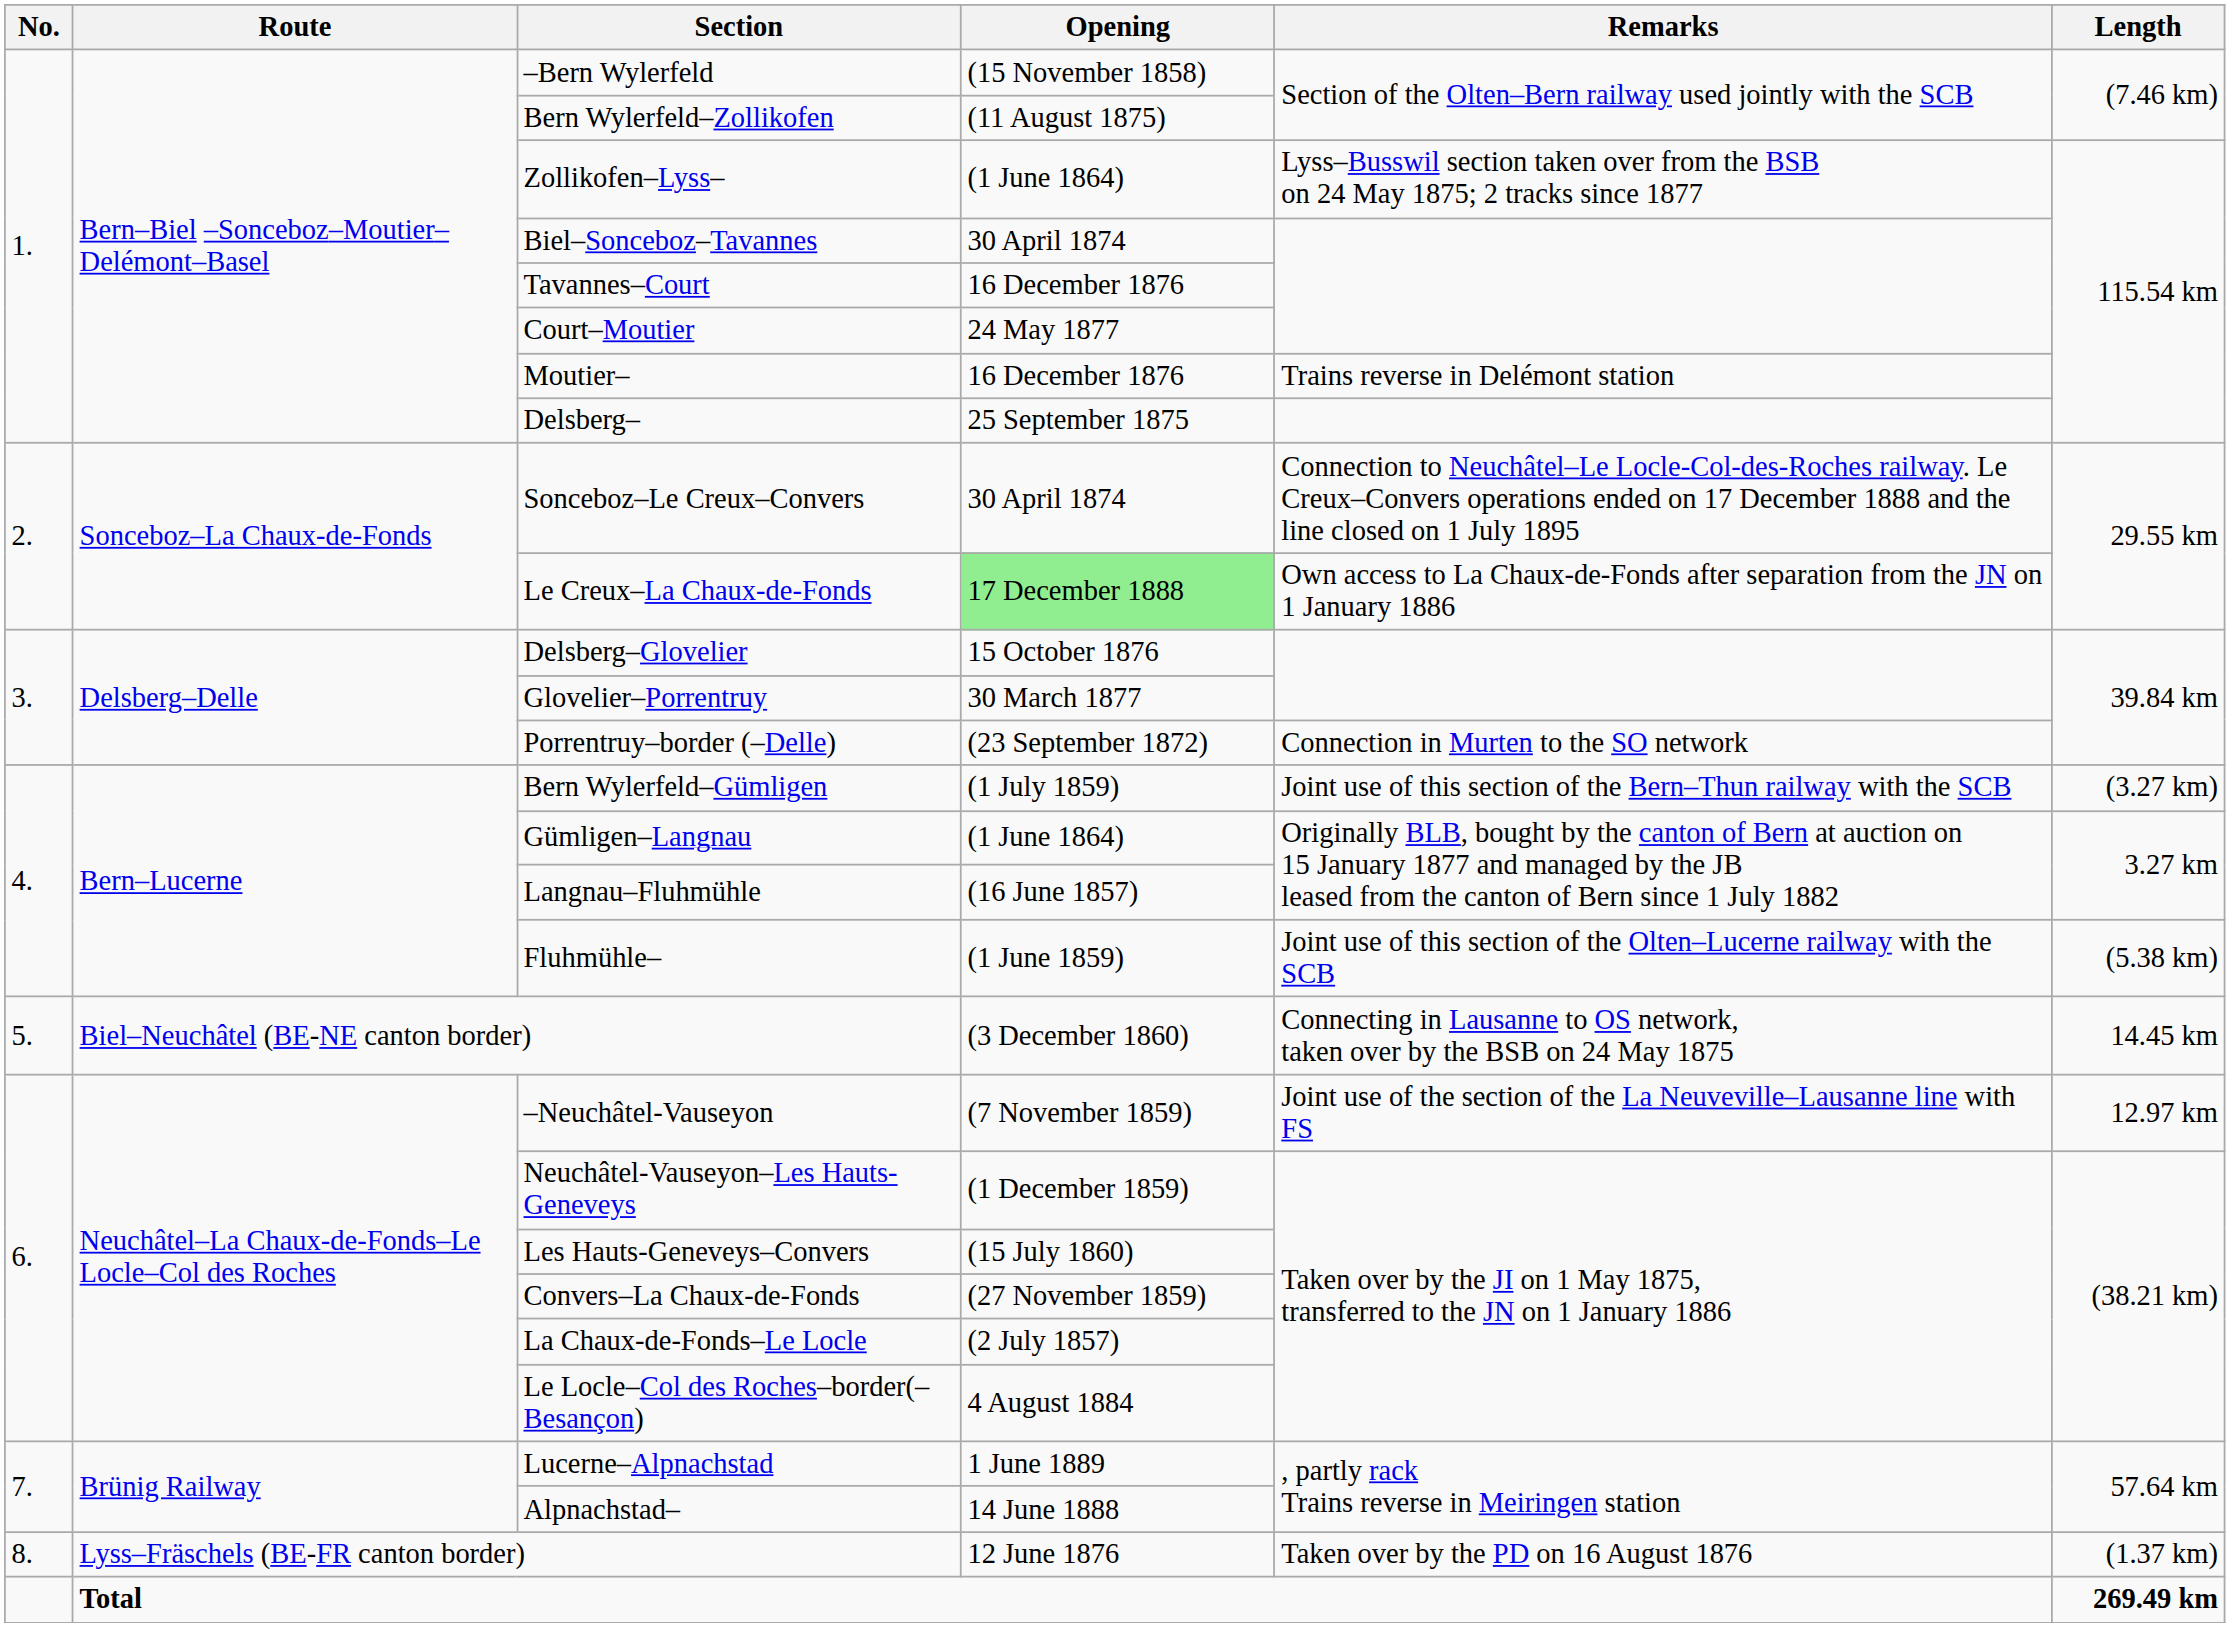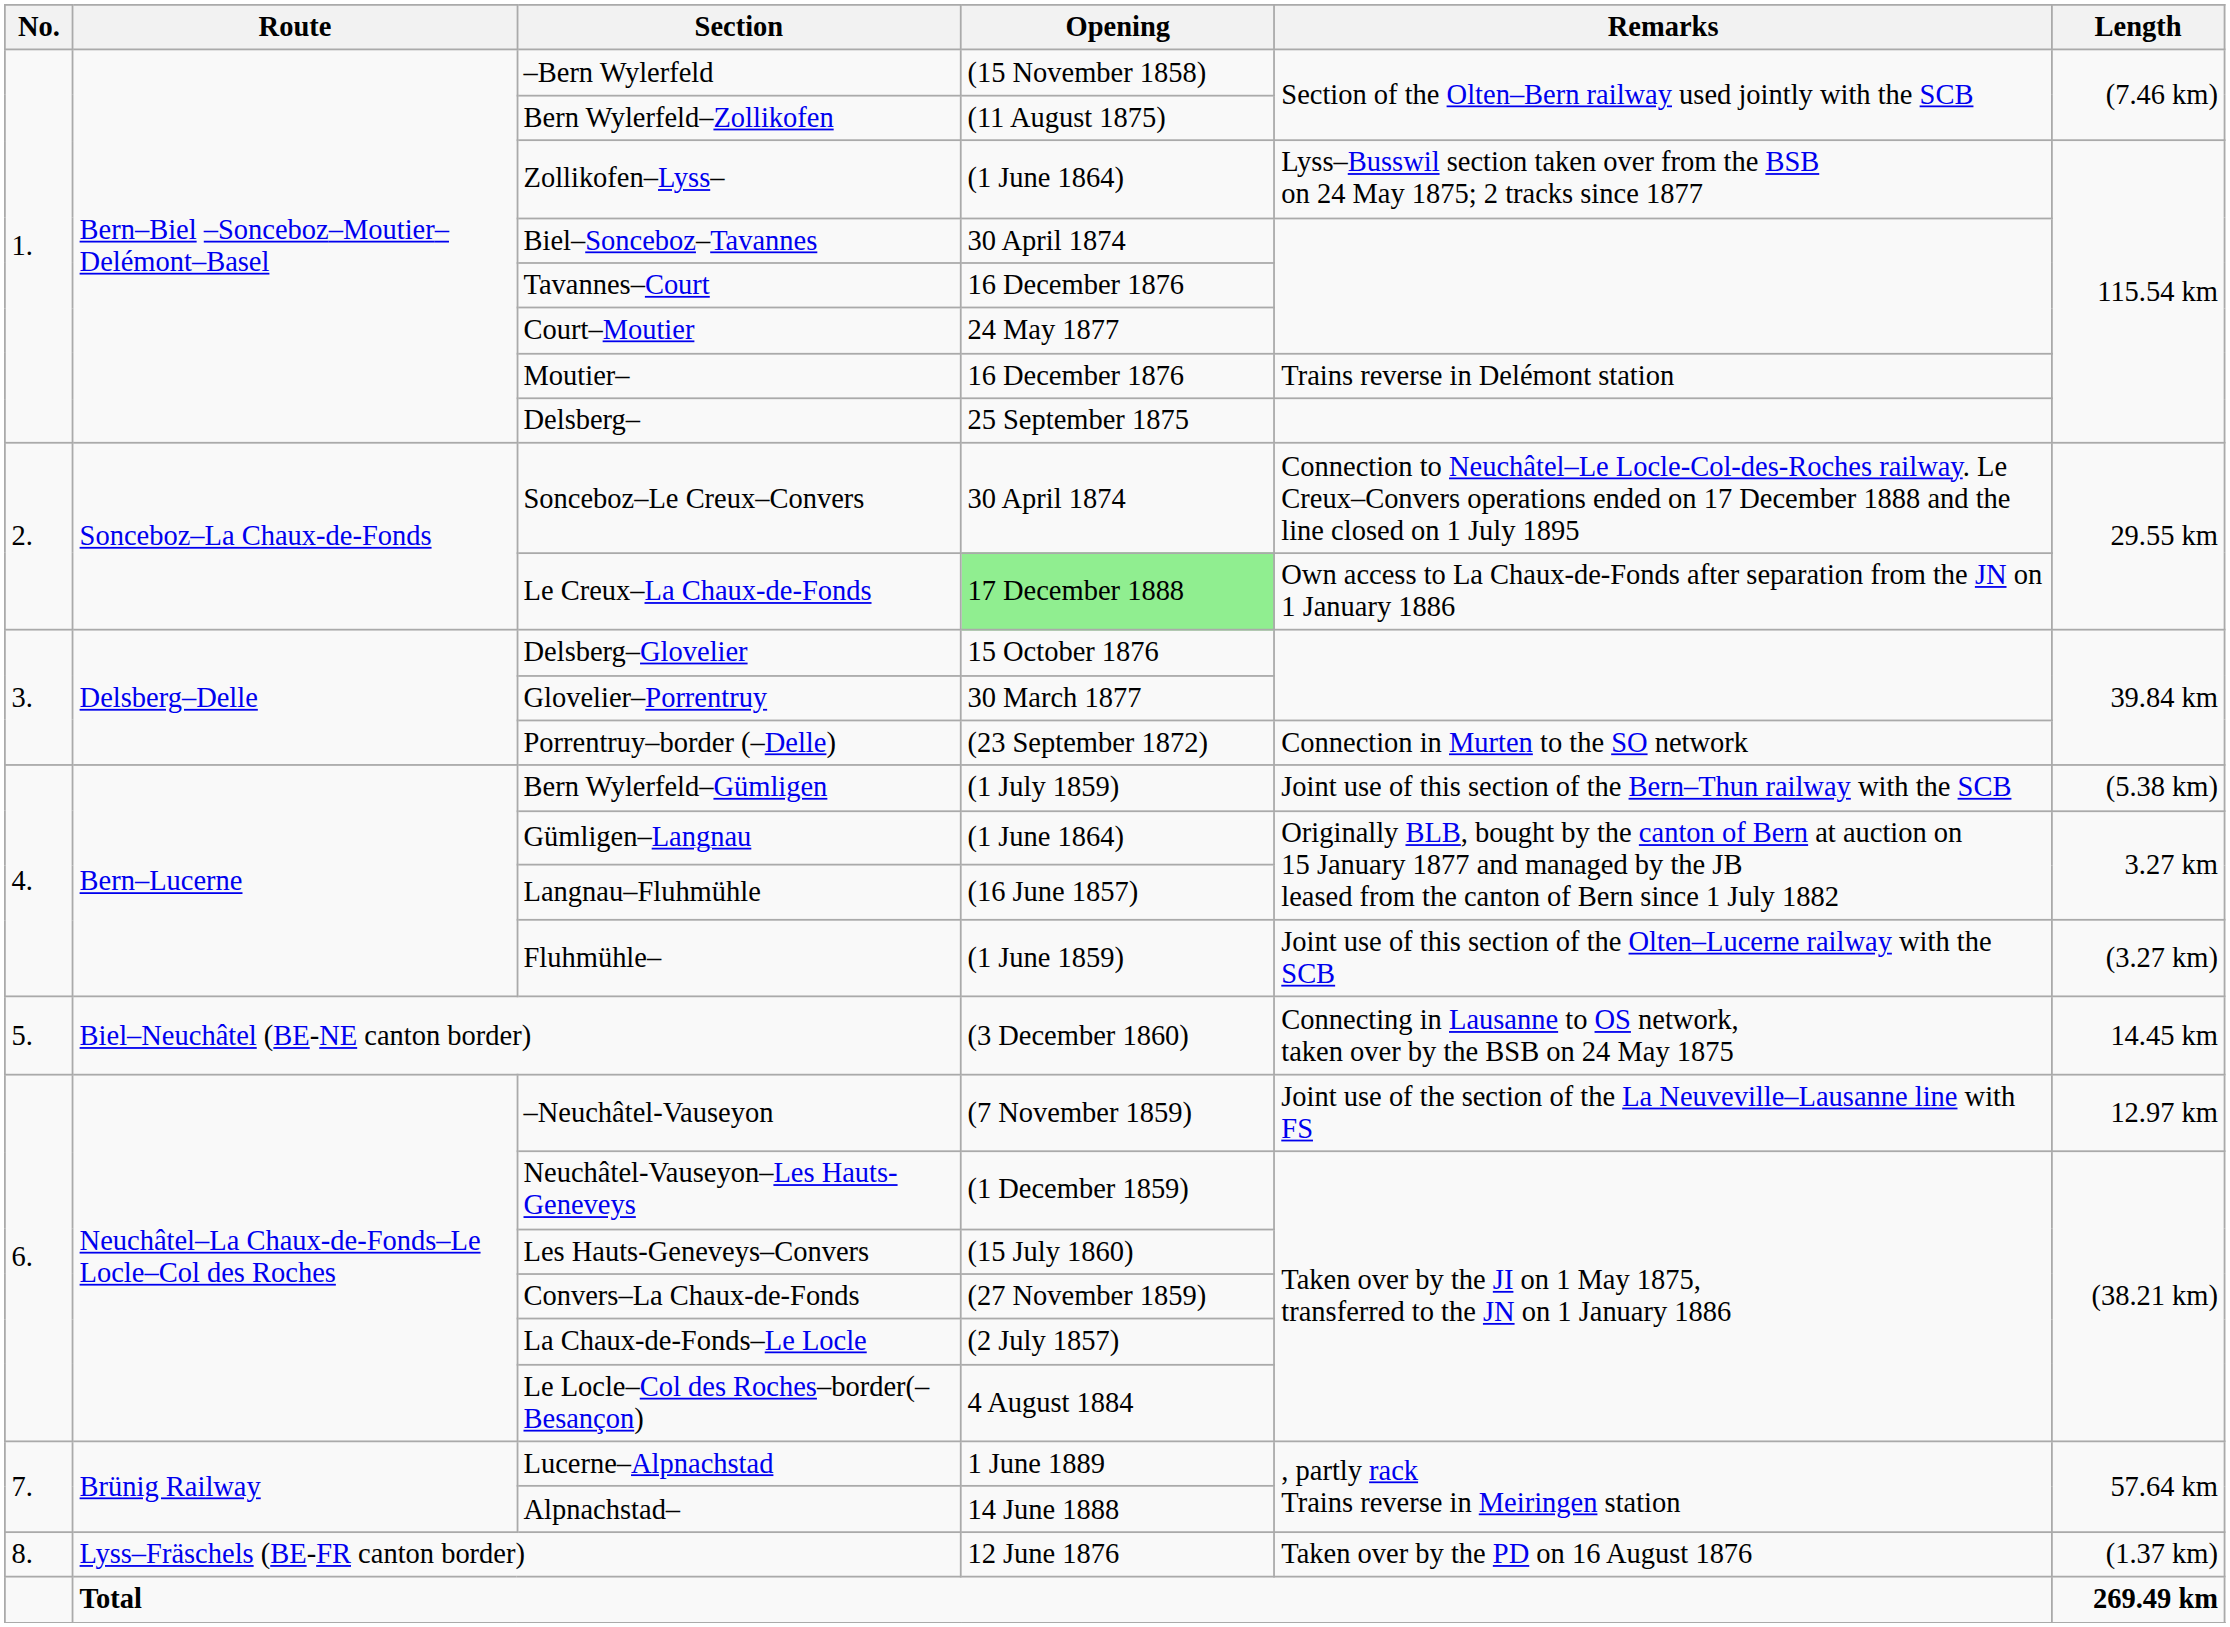(2162, 787) (3.27 km) -> (2162, 787) (5.38 km)
(2162, 958) (5.38 km) -> (2162, 958) (3.27 km)
